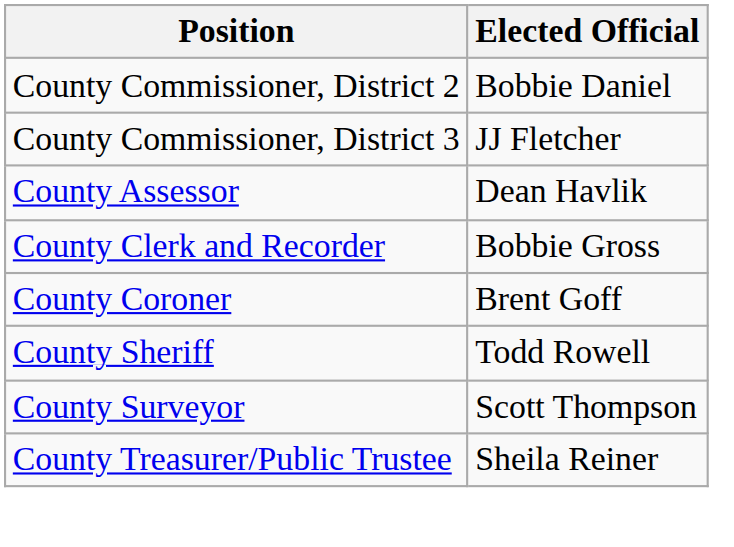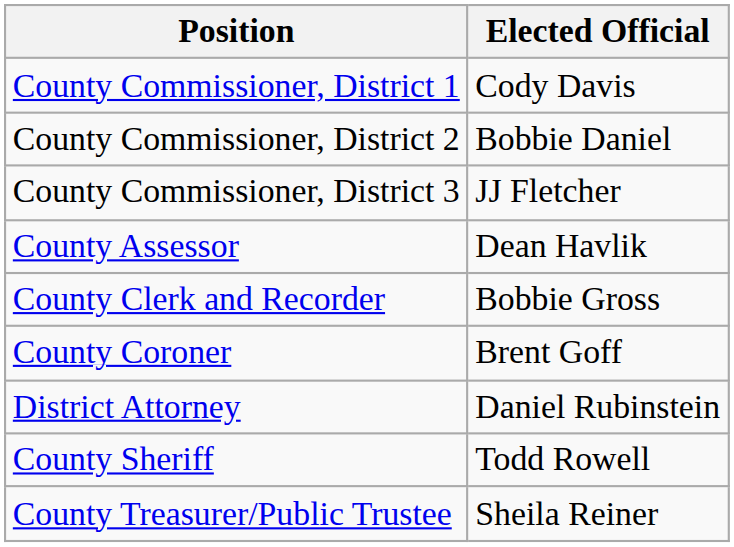+ row: (236, 84)
+ row: (127, 406)
- row: (129, 406)
